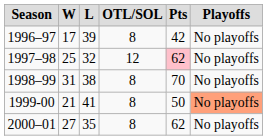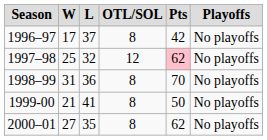(89, 37) 39 -> (89, 37) 37
(89, 80) 38 -> (89, 80) 36
(226, 102) lightsalmon background -> (226, 102) no background
